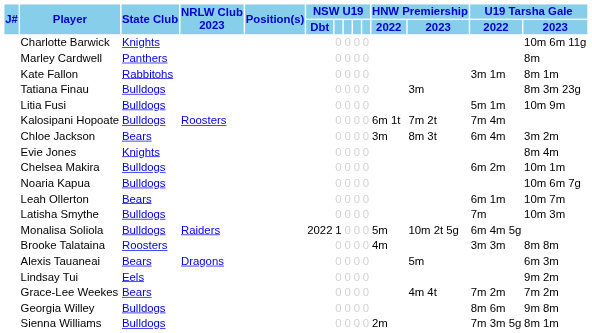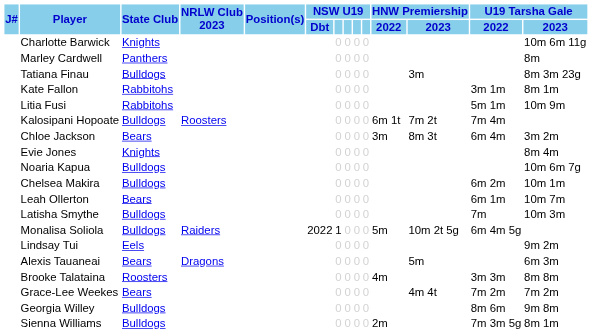rows swapped: (49, 74) <-> (55, 89)
(144, 105) Bulldogs -> (148, 105) Rabbitohs
rows swapped: (55, 183) <-> (60, 167)
rows swapped: (63, 245) <-> (49, 277)
